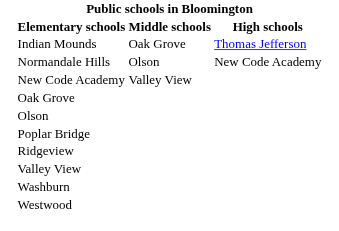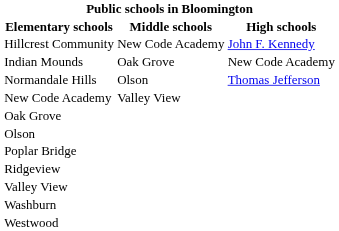+ row: (59, 44)
(260, 44) Thomas Jefferson -> (281, 62) New Code Academy
(268, 62) New Code Academy -> (274, 80) Thomas Jefferson
